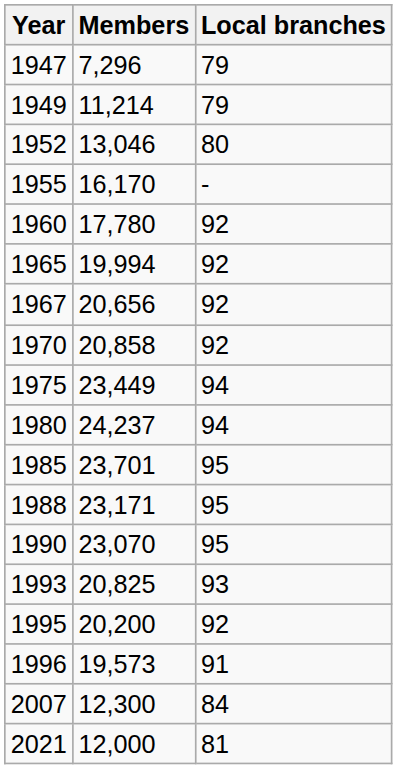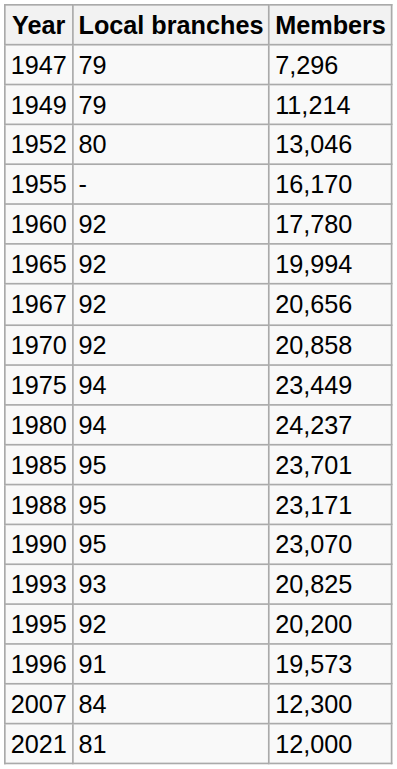columns swapped: (293, 25) <-> (134, 25)
